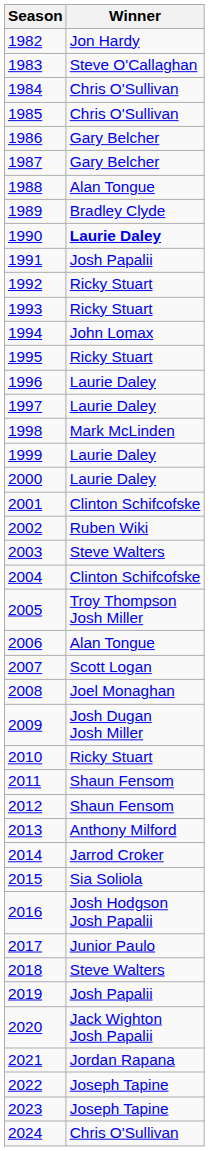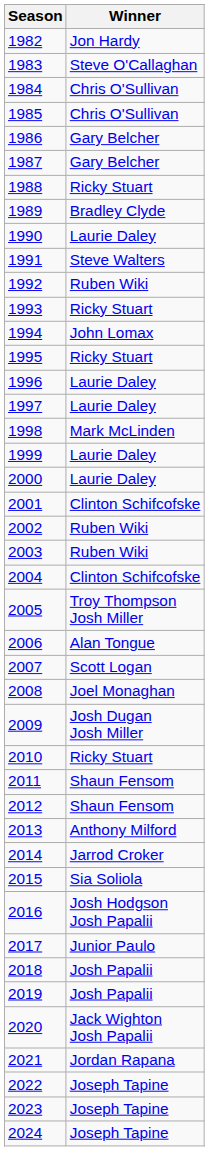(112, 187) Alan Tongue -> (111, 187) Ricky Stuart
(115, 235) bold -> (113, 235) normal
(111, 260) Josh Papalii -> (117, 260) Steve Walters
(111, 284) Ricky Stuart -> (109, 284) Ruben Wiki
(117, 552) Steve Walters -> (109, 552) Ruben Wiki
(117, 969) Steve Walters -> (111, 969) Josh Papalii
(124, 1133) Chris O'Sullivan -> (119, 1133) Joseph Tapine
